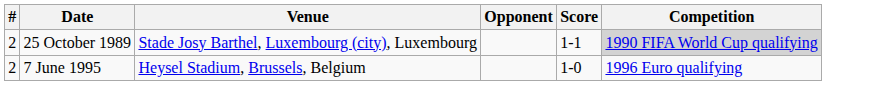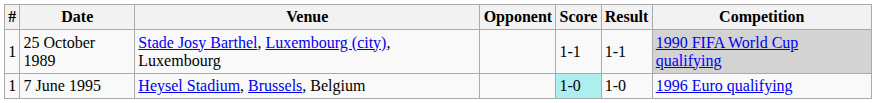+ column: (627, 17)
(12, 42) 2 -> (12, 51) 1
(12, 67) 2 -> (12, 85) 1
(571, 67) no background -> (570, 85) paleturquoise background
